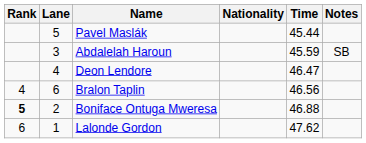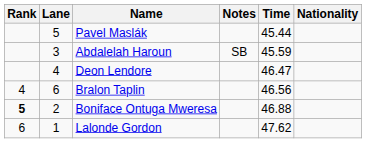columns swapped: (253, 14) <-> (342, 14)
